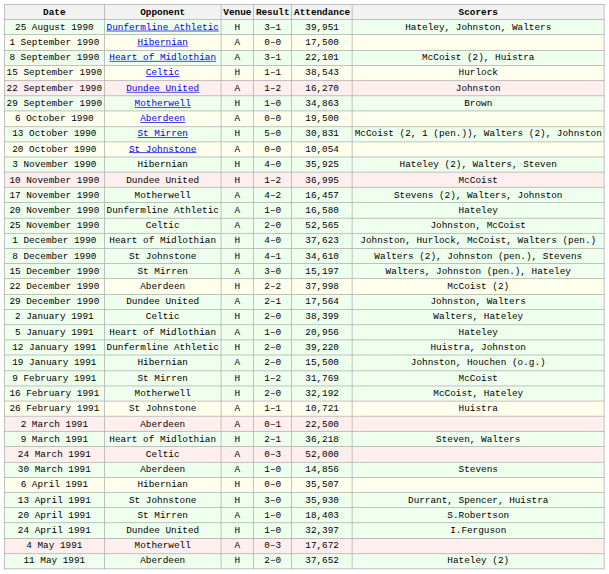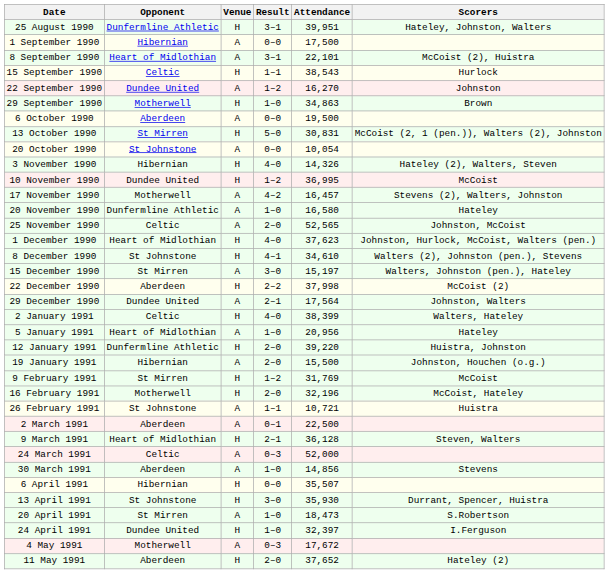(322, 165) 35,925 -> (322, 165) 14,326
(273, 317) 2–0 -> (273, 317) 4–0
(322, 393) 32,192 -> (322, 393) 32,196
(322, 439) 36,218 -> (322, 439) 36,128
(322, 515) 18,403 -> (322, 515) 18,473
